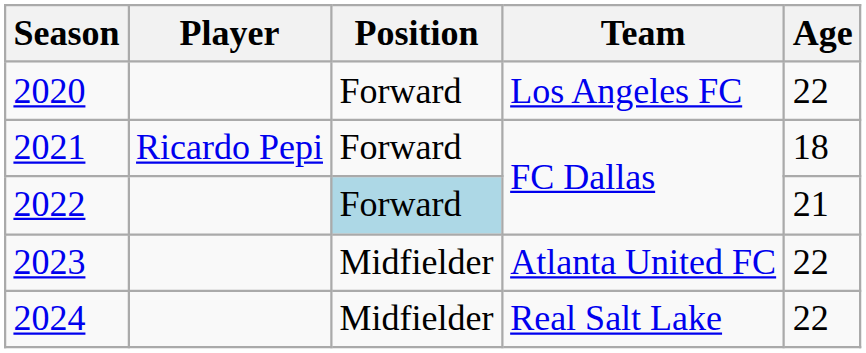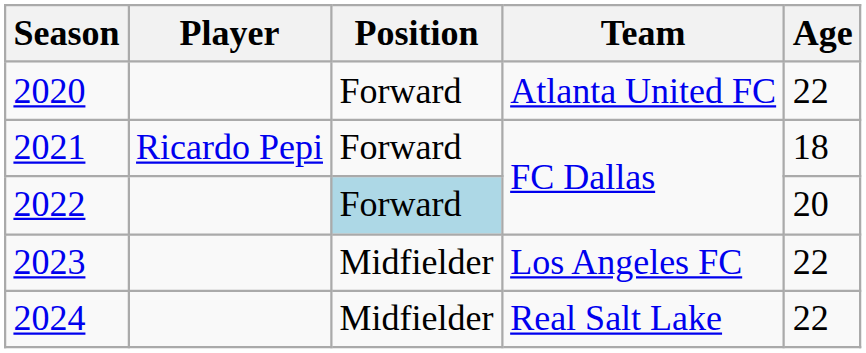(626, 90) Los Angeles FC -> (643, 90) Atlanta United FC
(811, 204) 21 -> (811, 204) 20
(643, 261) Atlanta United FC -> (626, 261) Los Angeles FC
